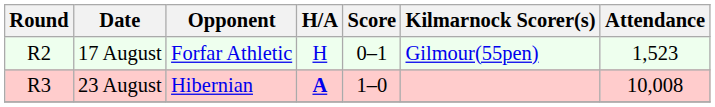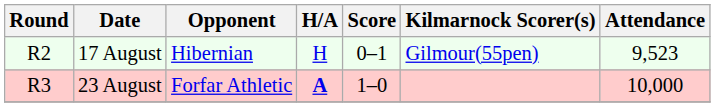(232, 53) Forfar Athletic -> (212, 53) Hibernian
(655, 53) 1,523 -> (655, 53) 9,523
(212, 85) Hibernian -> (232, 85) Forfar Athletic
(655, 85) 10,008 -> (655, 85) 10,000
